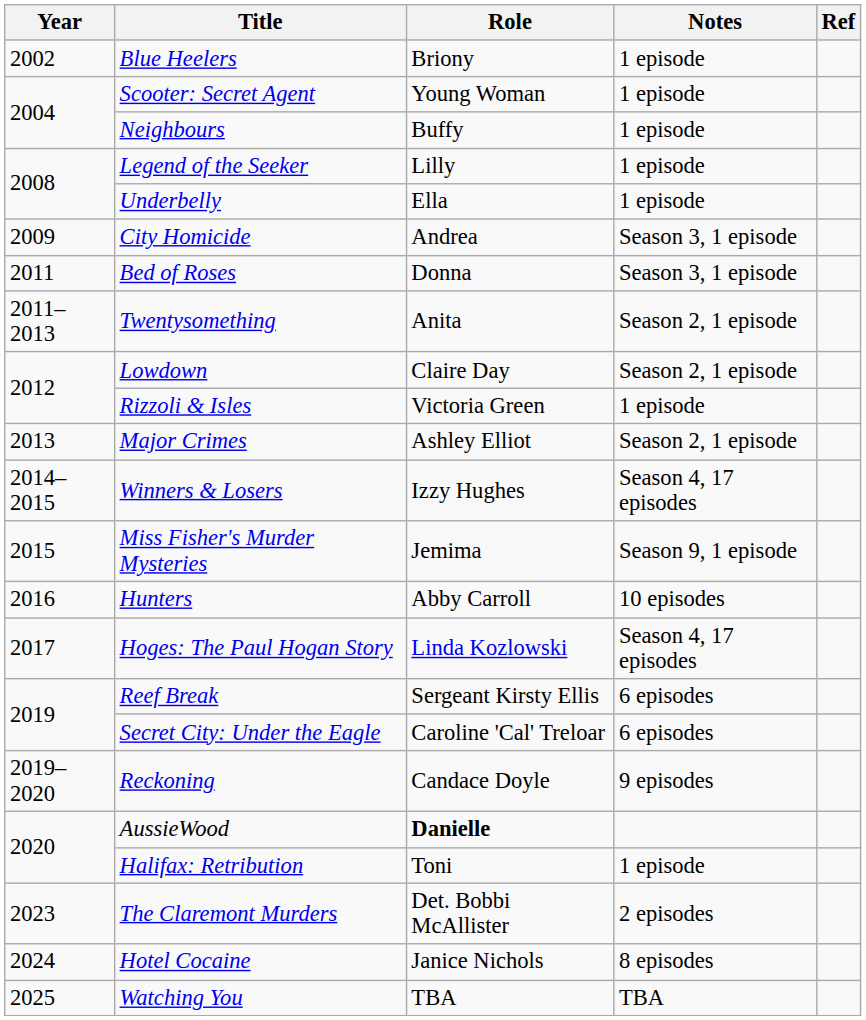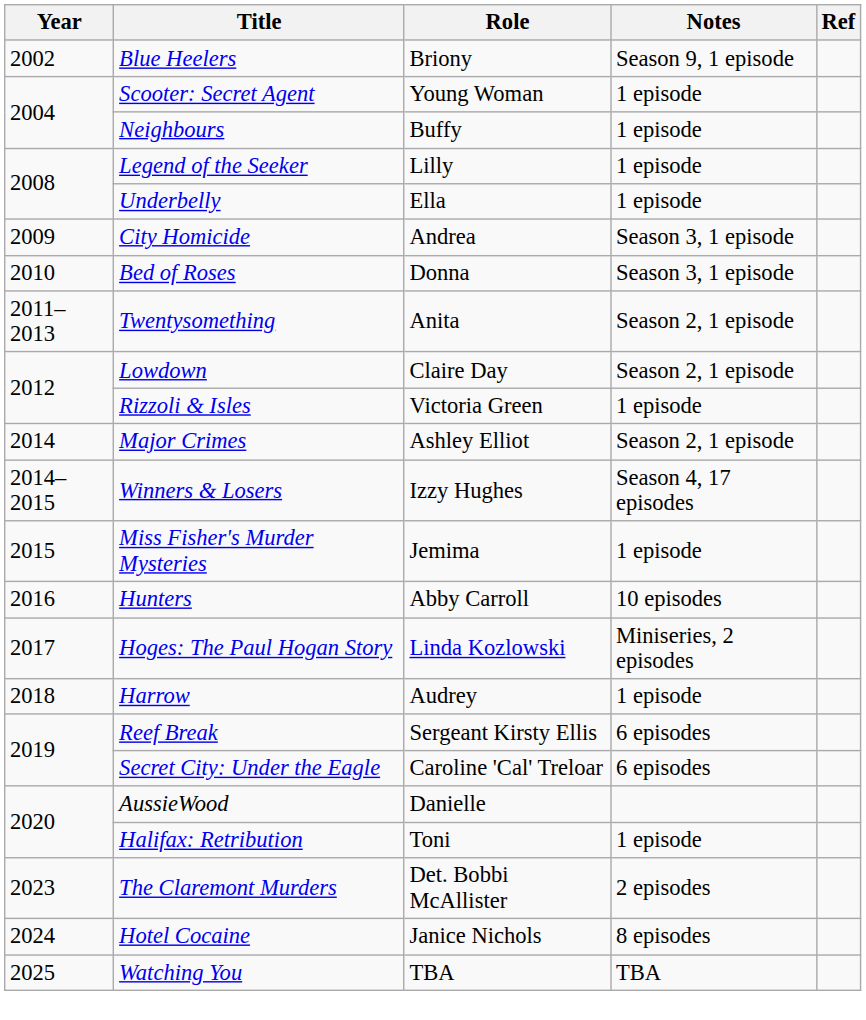(662, 58) 1 episode -> (705, 58) Season 9, 1 episode
(32, 272) 2011 -> (32, 272) 2010
(32, 441) 2013 -> (32, 441) 2014
(708, 550) Season 9, 1 episode -> (659, 550) 1 episode
(676, 647) Season 4, 17 episodes -> (675, 647) Miniseries, 2 episodes
+ row: (154, 696)
- row: (167, 780)
(451, 829) bold -> (448, 803) normal
